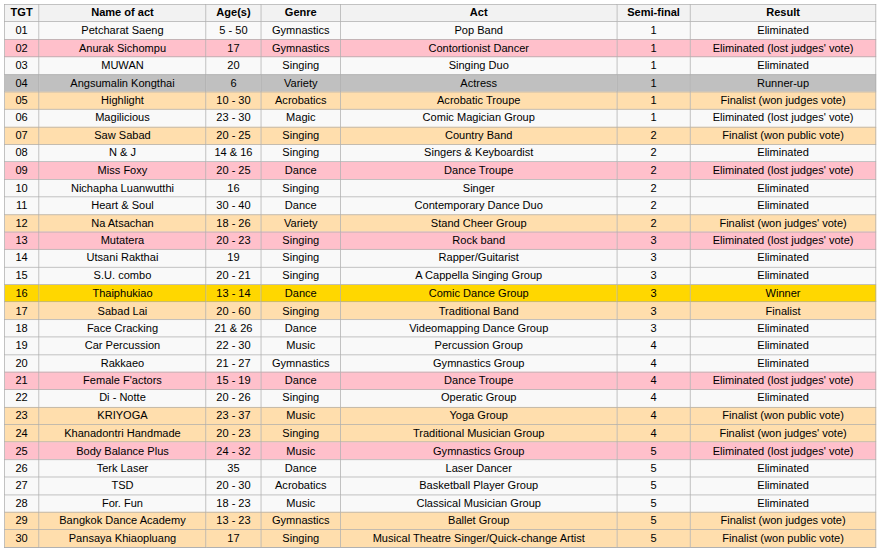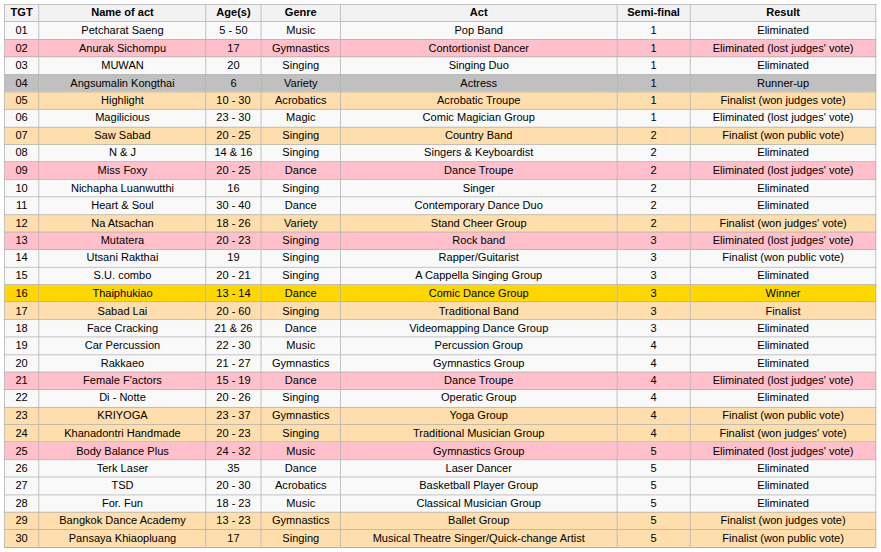(301, 30) Gymnastics -> (301, 30) Music
(783, 258) Eliminated -> (783, 258) Finalist (won public vote)
(301, 415) Music -> (301, 415) Gymnastics
